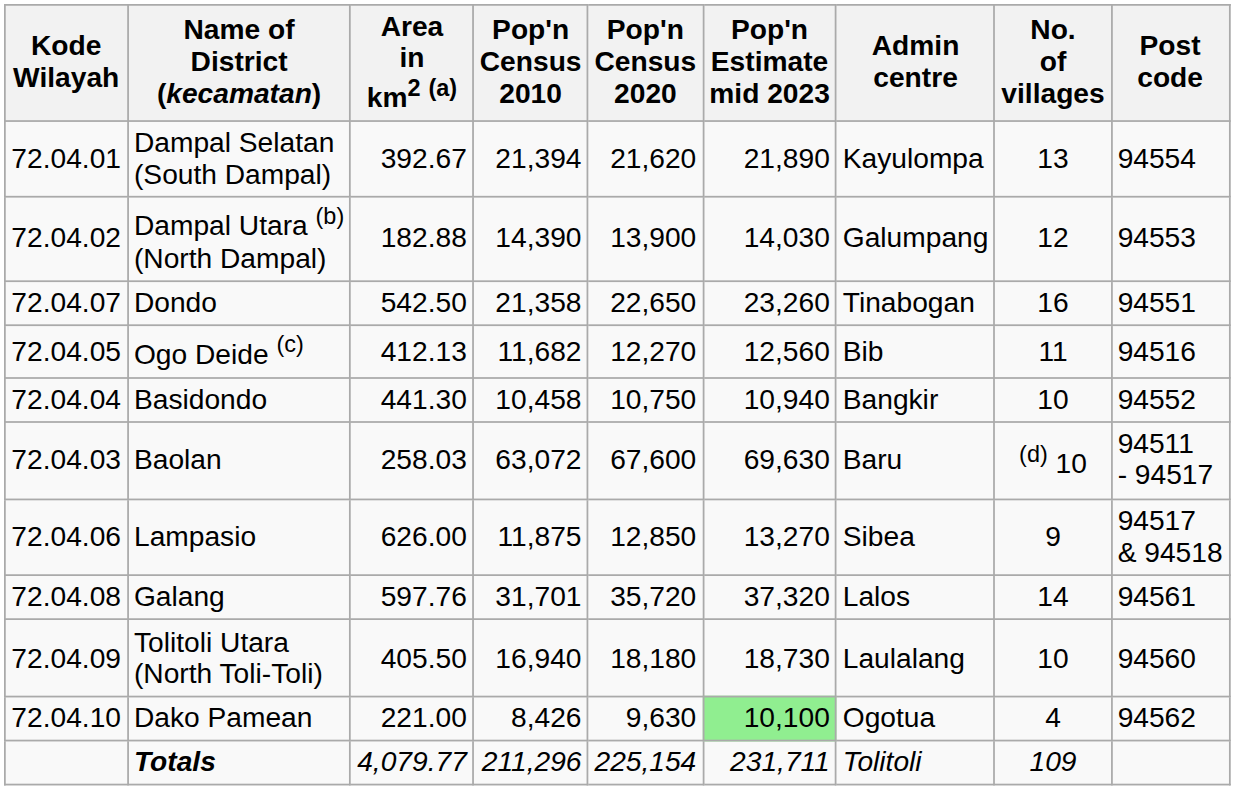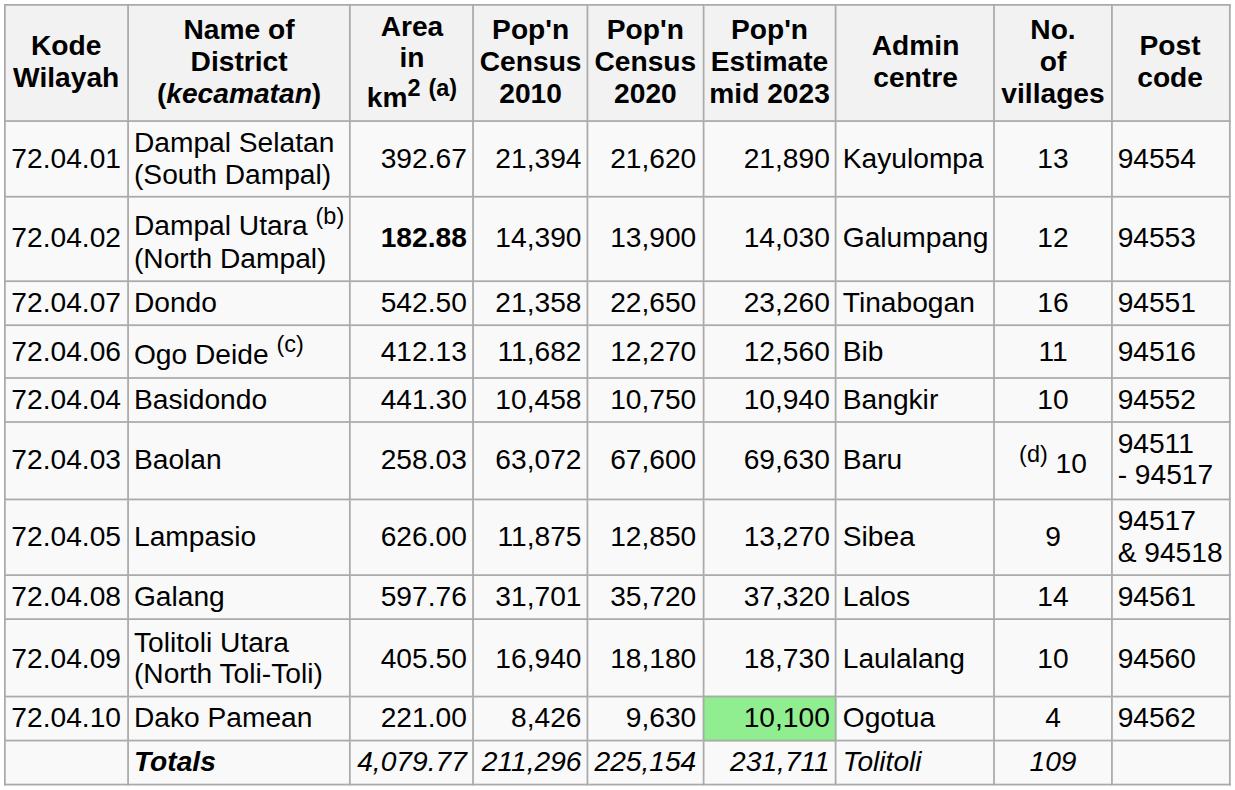(424, 238) normal -> (424, 238) bold
(66, 351) 72.04.05 -> (66, 351) 72.04.06
(66, 536) 72.04.06 -> (66, 536) 72.04.05
